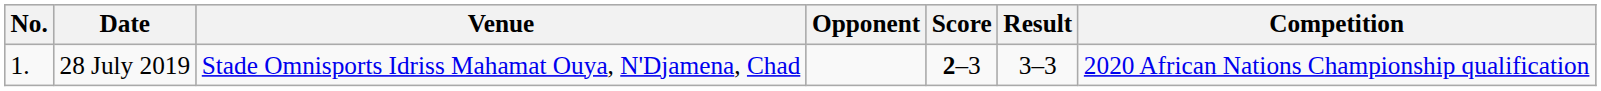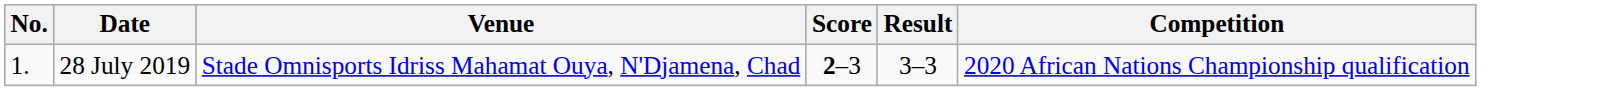- column: (866, 24)
